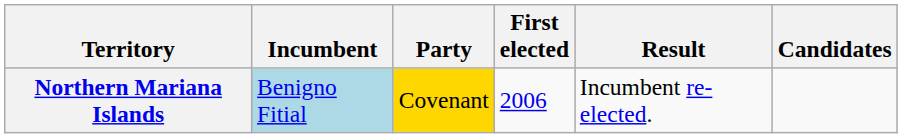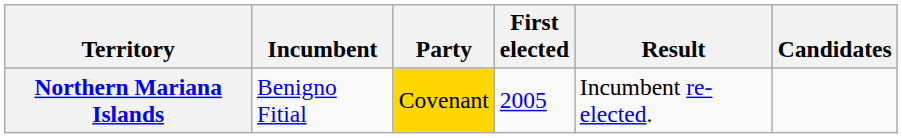(297, 100) lightblue background -> (297, 100) no background
(523, 100) 2006 -> (523, 100) 2005
